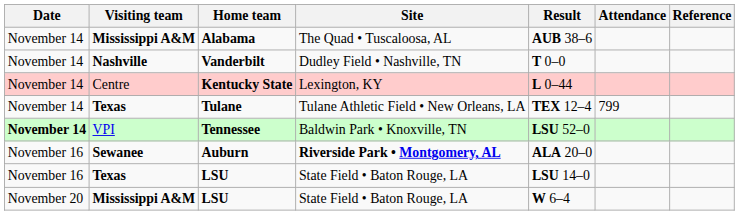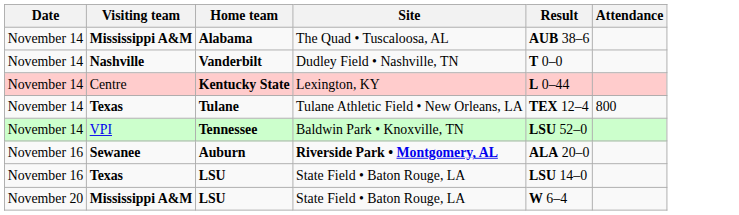- column: (702, 16)
(609, 107) 799 -> (606, 107) 800
(47, 130) bold -> (45, 130) normal
